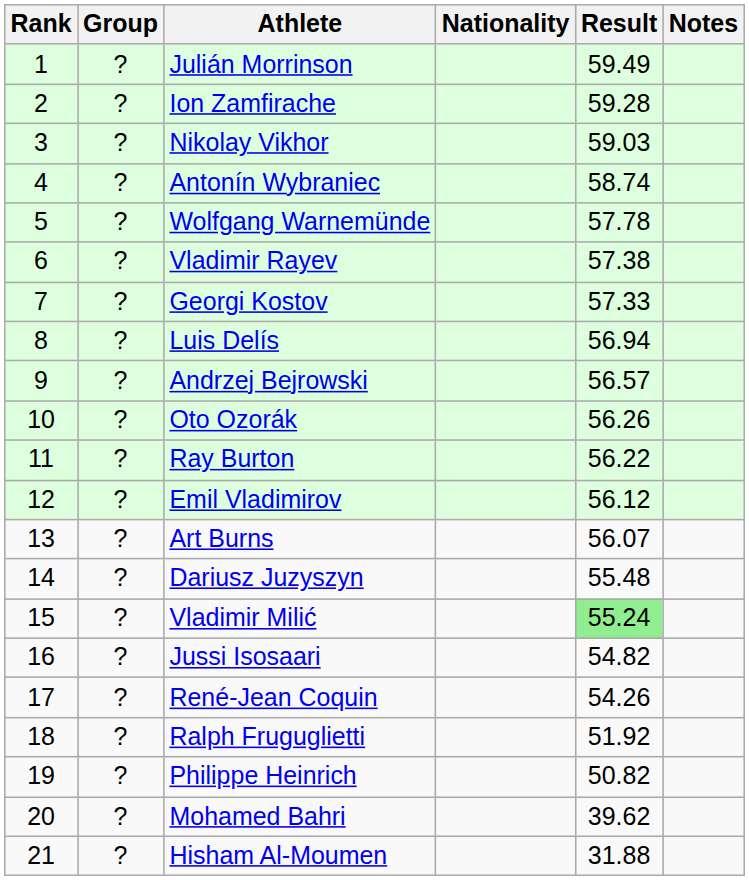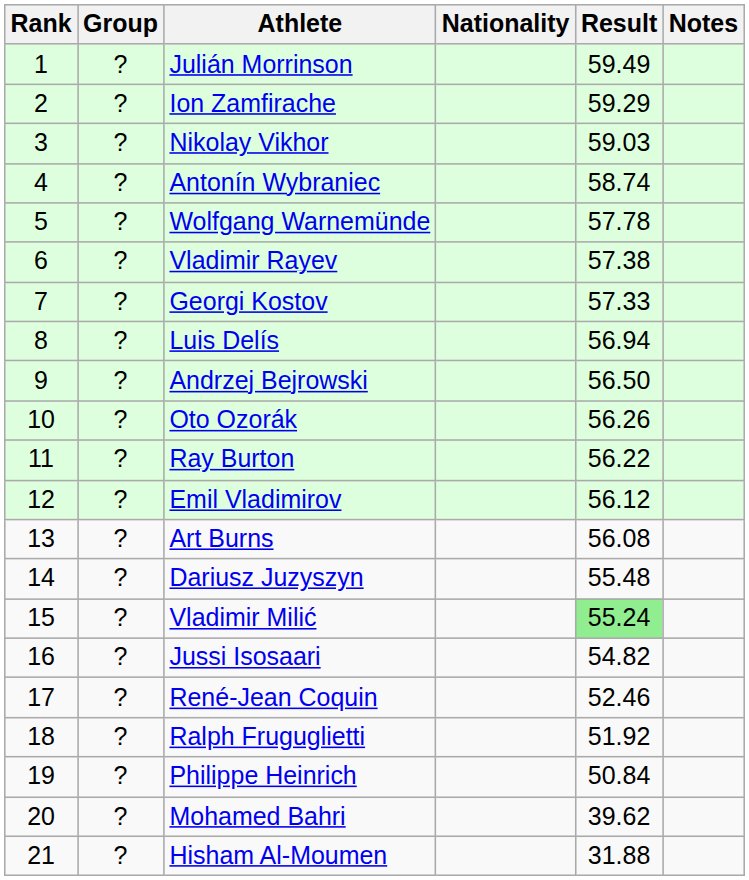(619, 103) 59.28 -> (619, 103) 59.29
(619, 380) 56.57 -> (619, 380) 56.50
(619, 538) 56.07 -> (619, 538) 56.08
(619, 697) 54.26 -> (619, 697) 52.46
(619, 776) 50.82 -> (619, 776) 50.84
